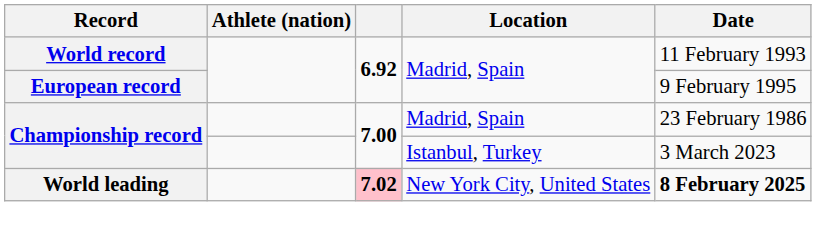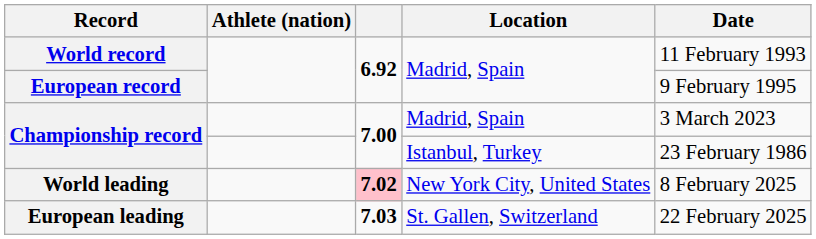(733, 119) 23 February 1986 -> (718, 119) 3 March 2023
(718, 151) 3 March 2023 -> (733, 151) 23 February 1986
(733, 184) bold -> (728, 184) normal
+ row: (106, 217)
